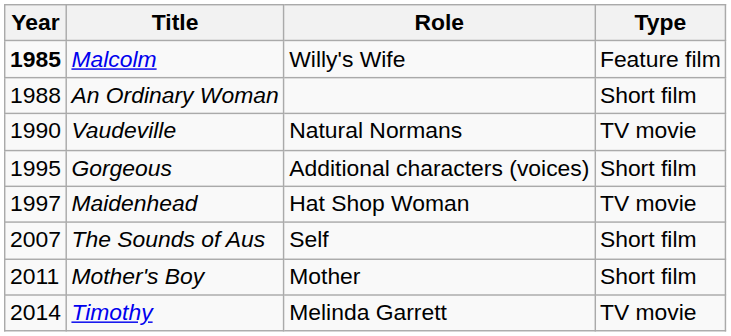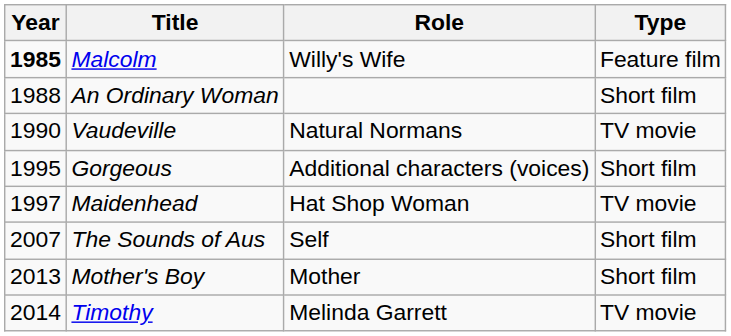(35, 276) 2011 -> (35, 276) 2013
